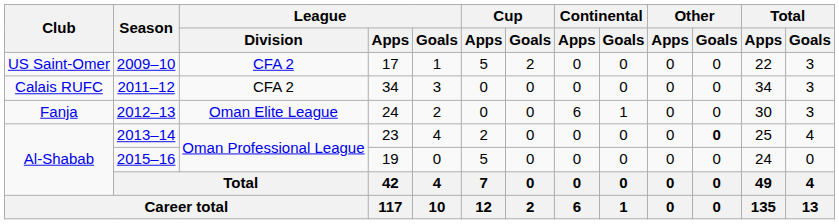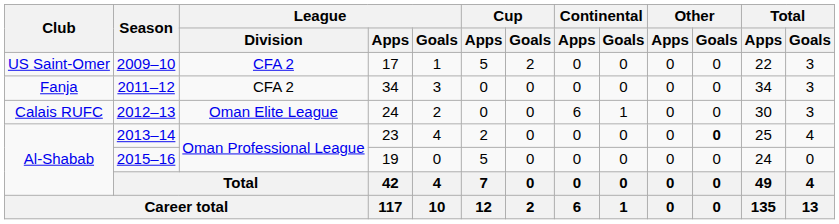(59, 87) Calais RUFC -> (59, 87) Fanja
(59, 111) Fanja -> (59, 111) Calais RUFC
